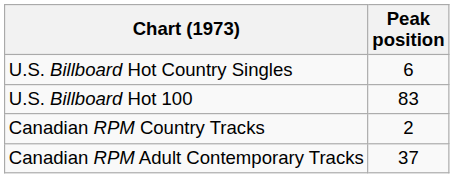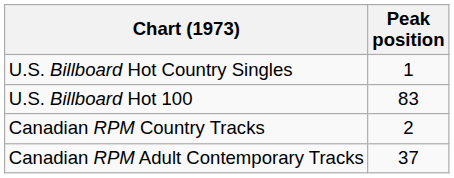(408, 69) 6 -> (408, 69) 1
